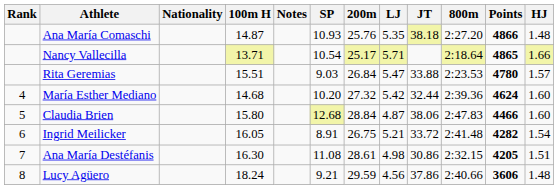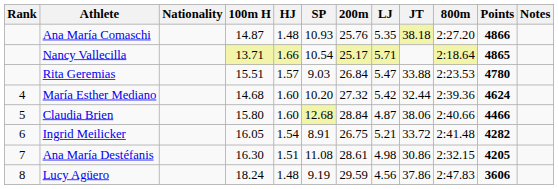columns swapped: (539, 14) <-> (292, 14)
(464, 114) 2:47.83 -> (456, 114) 2:40.66
(327, 174) 9.21 -> (319, 174) 9.19
(464, 174) 2:40.66 -> (456, 174) 2:47.83
